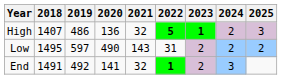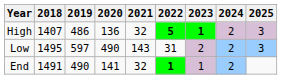(261, 48) 2 -> (261, 48) 3
(80, 65) 492 -> (80, 65) 490
(201, 65) 2 -> (201, 65) 1
(231, 65) 3 -> (231, 65) 2
